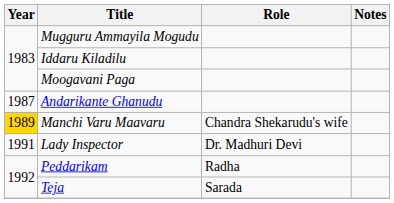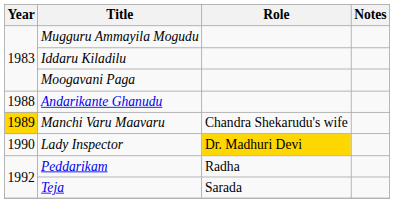(21, 101) 1987 -> (21, 101) 1988
(21, 144) 1991 -> (21, 144) 1990
(253, 144) no background -> (253, 144) gold background
